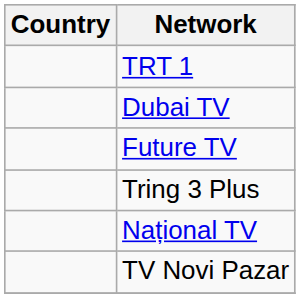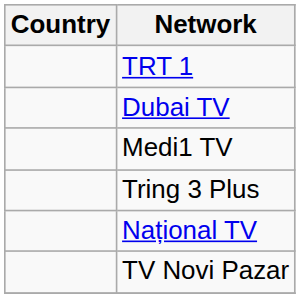- row: (179, 148)
+ row: (177, 148)
